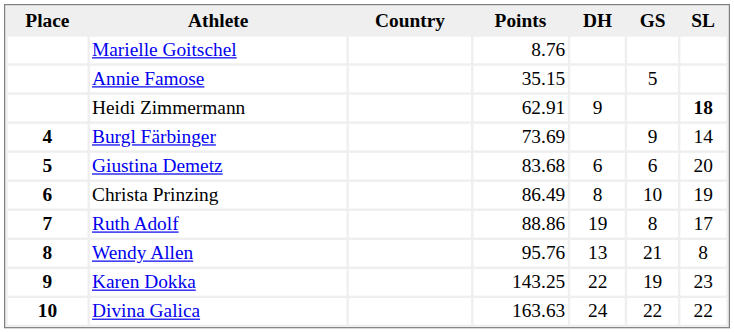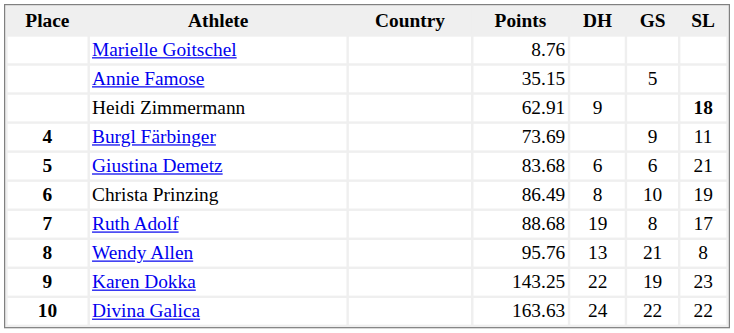(703, 136) 14 -> (703, 136) 11
(703, 166) 20 -> (703, 166) 21
(543, 224) 88.86 -> (543, 224) 88.68
